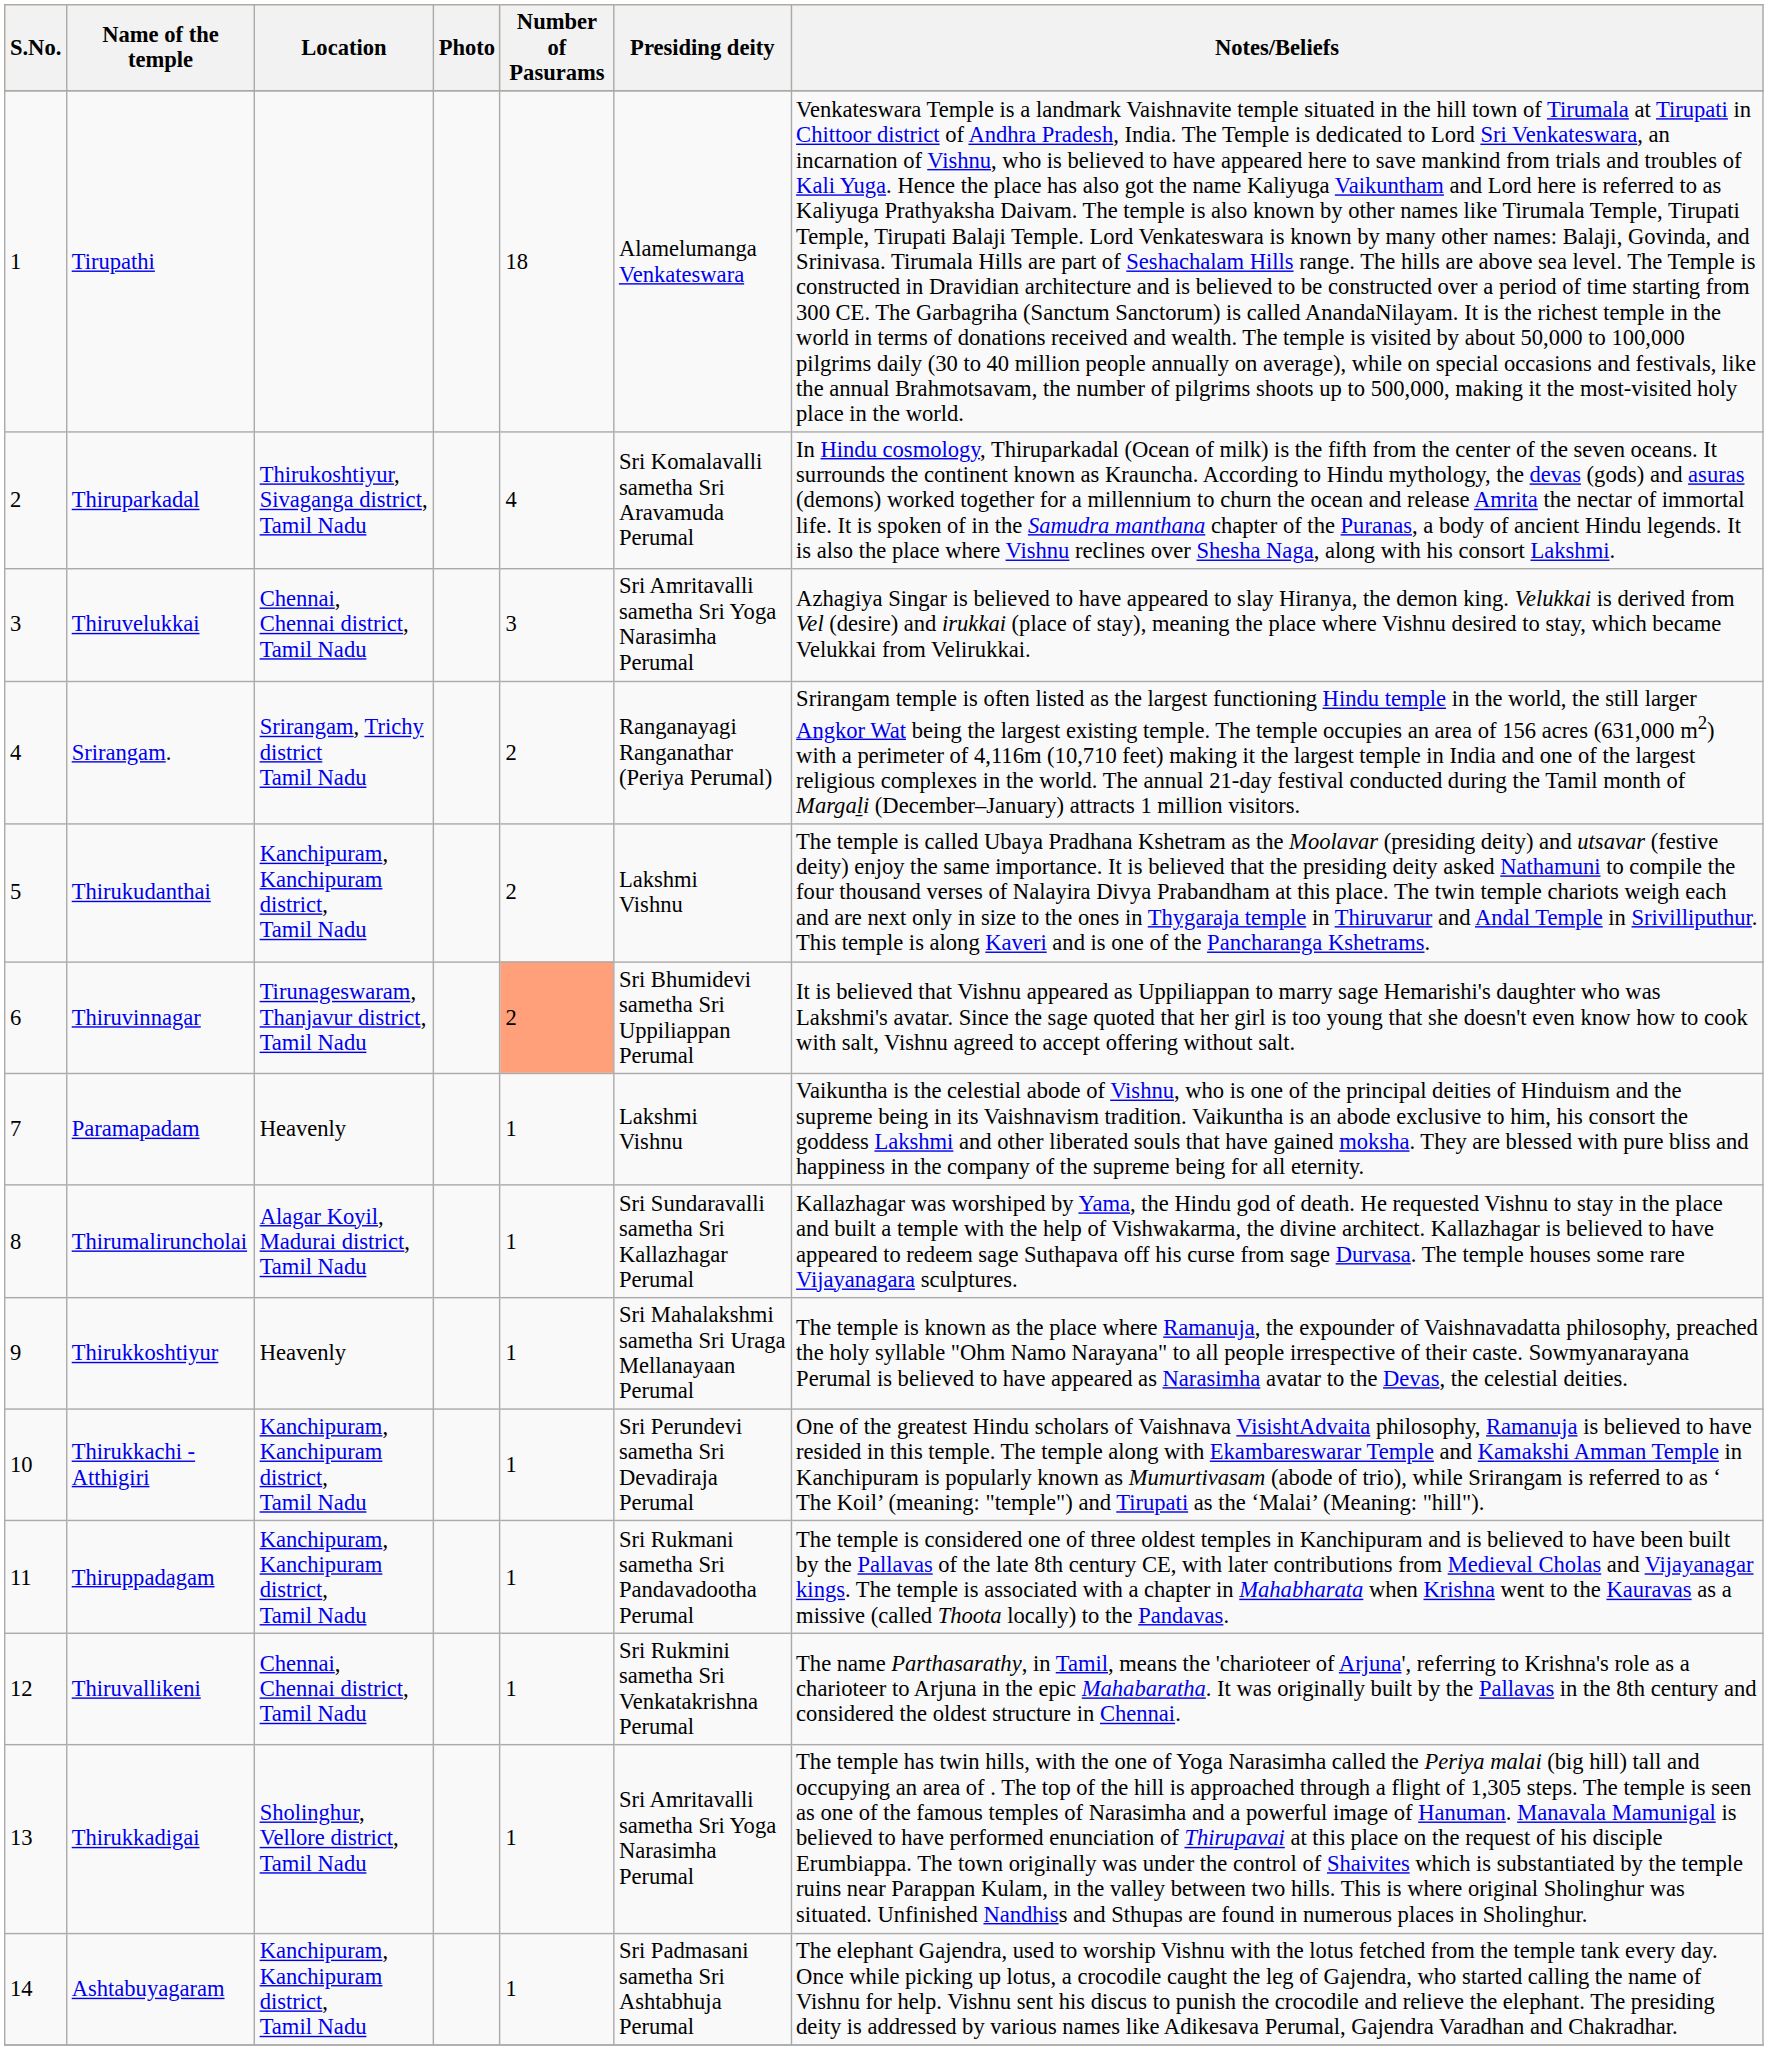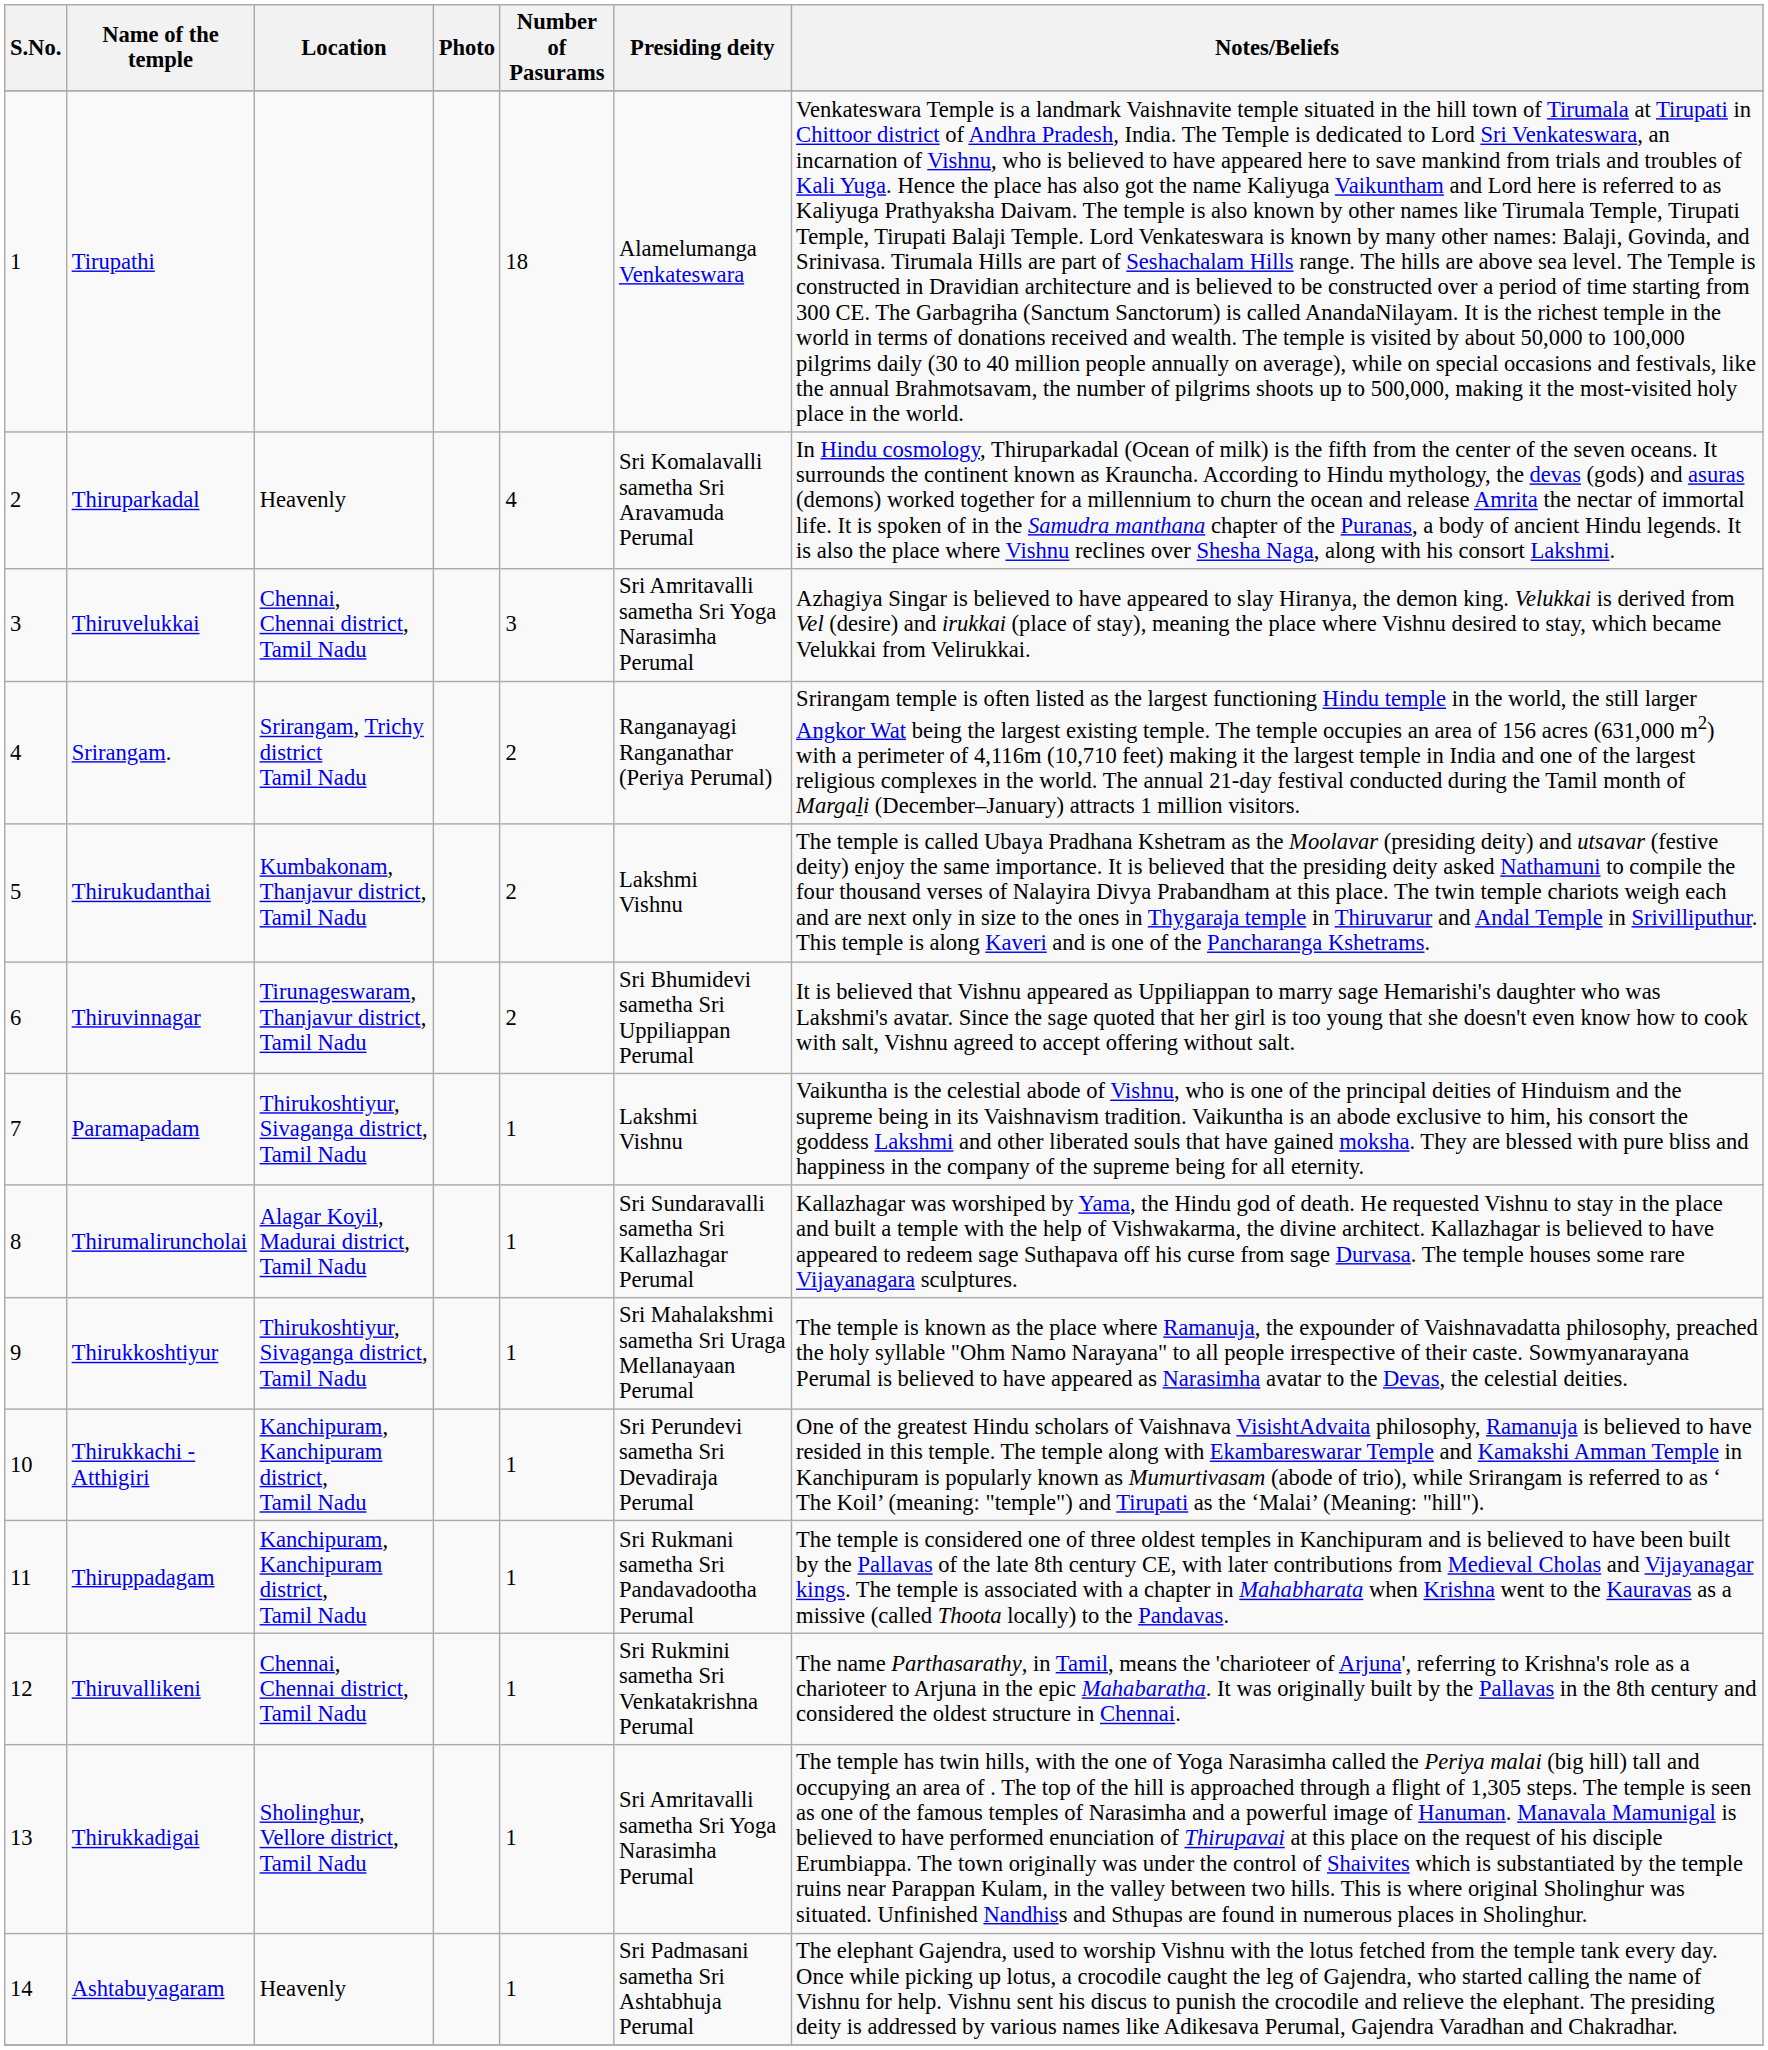(344, 500) Thirukoshtiyur, Sivaganga district, Tamil Nadu -> (303, 500) Heavenly
(324, 892) Kanchipuram, Kanchipuram district, Tamil Nadu -> (343, 892) Kumbakonam, Thanjavur district, Tamil Nadu
(511, 1017) lightsalmon background -> (511, 1017) no background
(303, 1129) Heavenly -> (344, 1129) Thirukoshtiyur, Sivaganga district, Tamil Nadu
(303, 1353) Heavenly -> (344, 1353) Thirukoshtiyur, Sivaganga district, Tamil Nadu
(324, 1988) Kanchipuram, Kanchipuram district, Tamil Nadu -> (303, 1988) Heavenly
